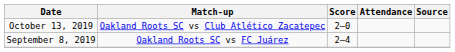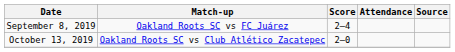rows swapped: (51, 40) <-> (51, 26)
